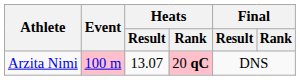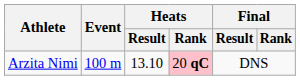(103, 63) pink background -> (103, 63) no background
(147, 63) 13.07 -> (147, 63) 13.10
